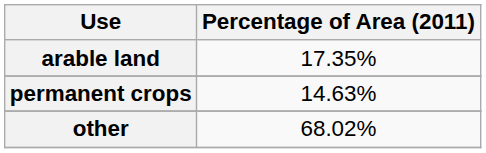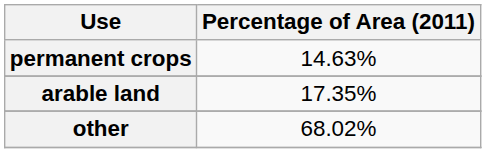rows swapped: (101, 57) <-> (101, 93)
